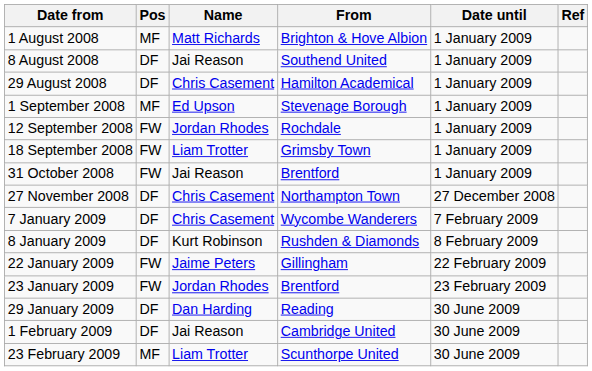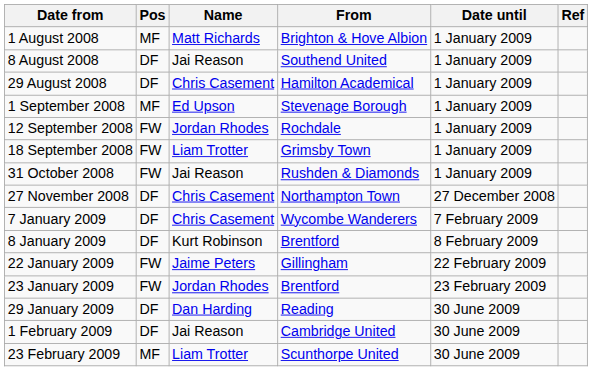(310, 173) Brentford -> (350, 173) Rushden & Diamonds
(350, 241) Rushden & Diamonds -> (310, 241) Brentford
